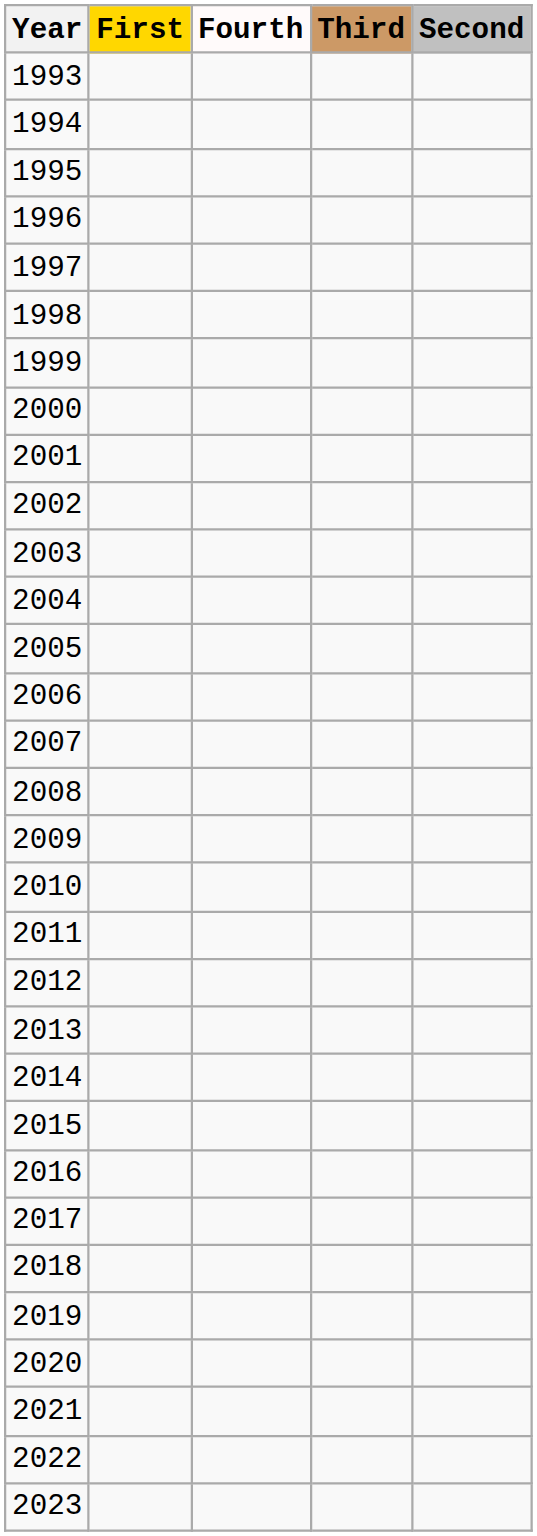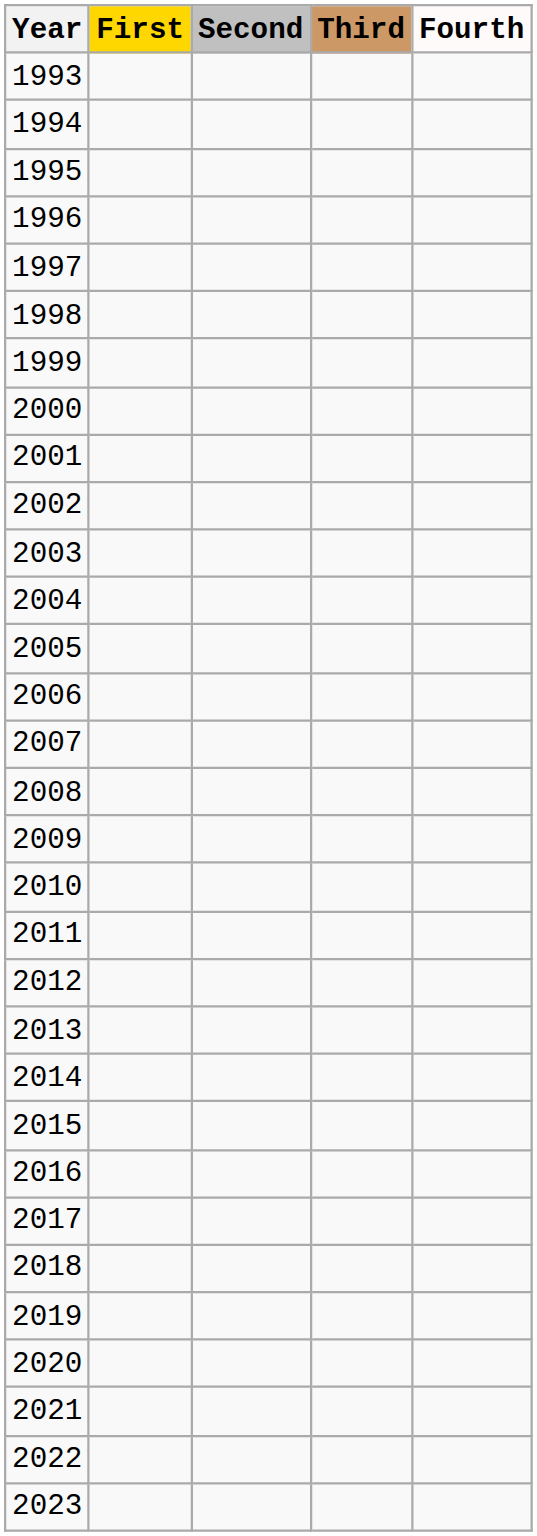columns swapped: (472, 29) <-> (251, 29)
